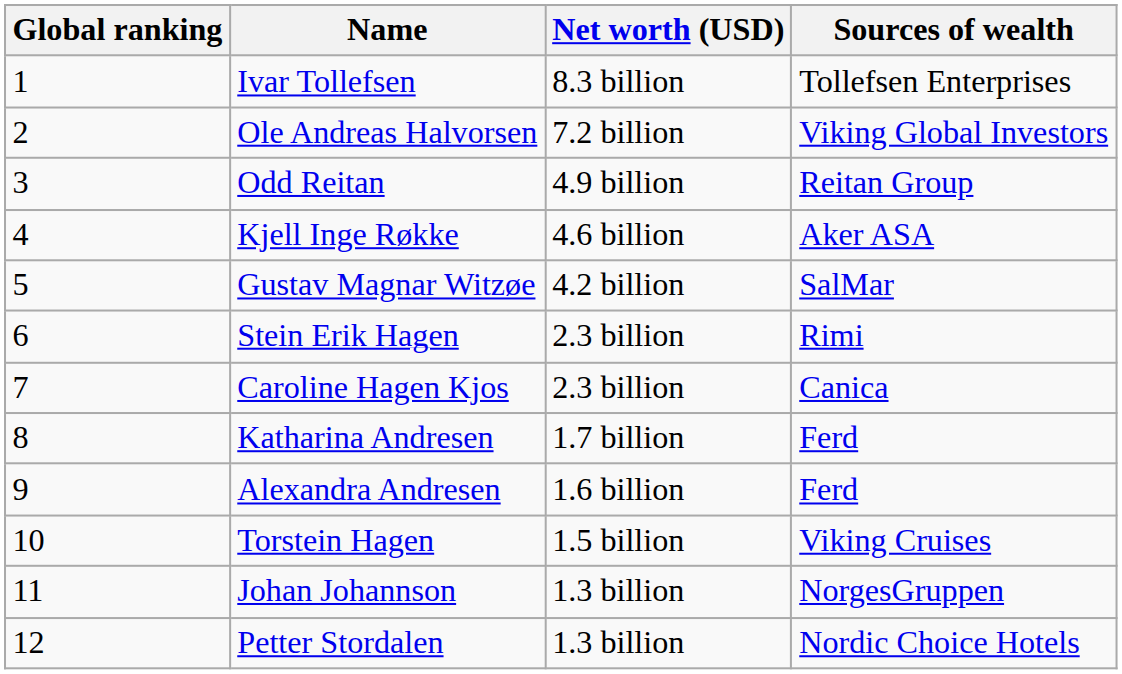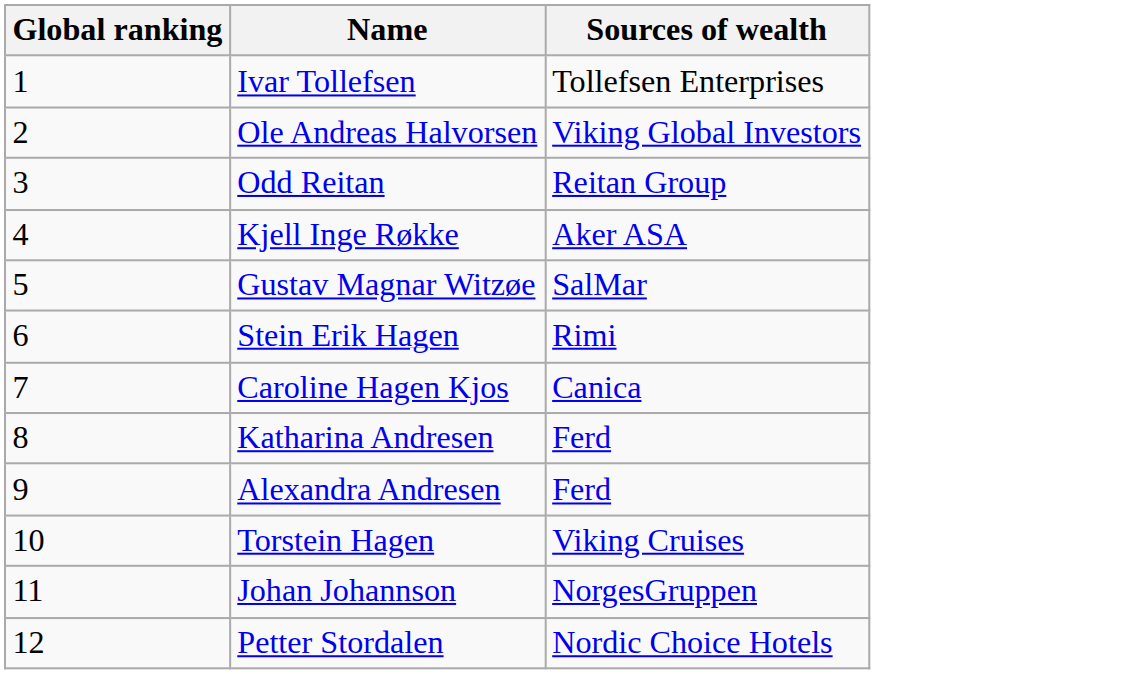- column: (668, 30)
